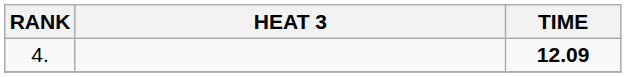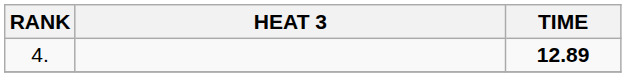(563, 55) 12.09 -> (563, 55) 12.89
